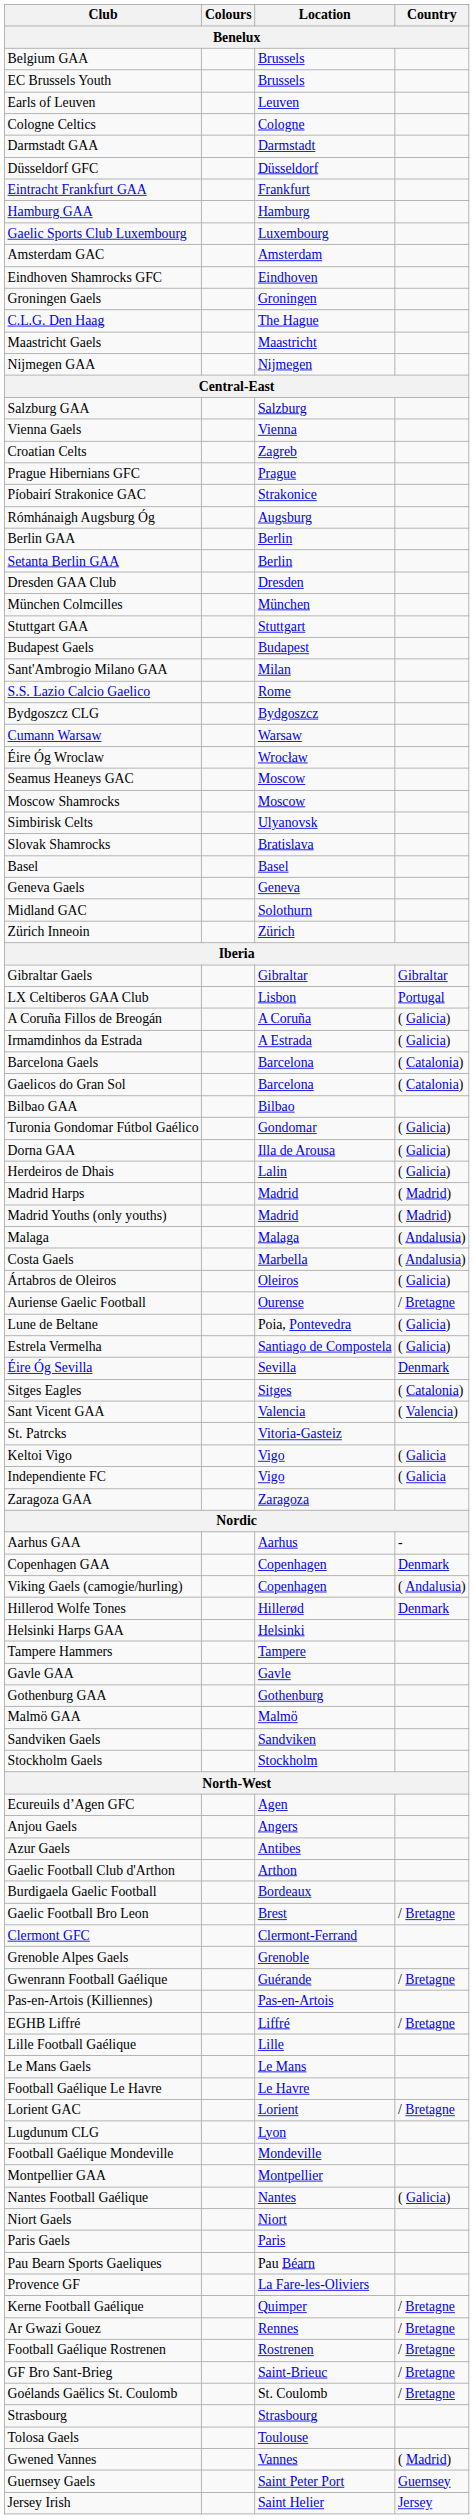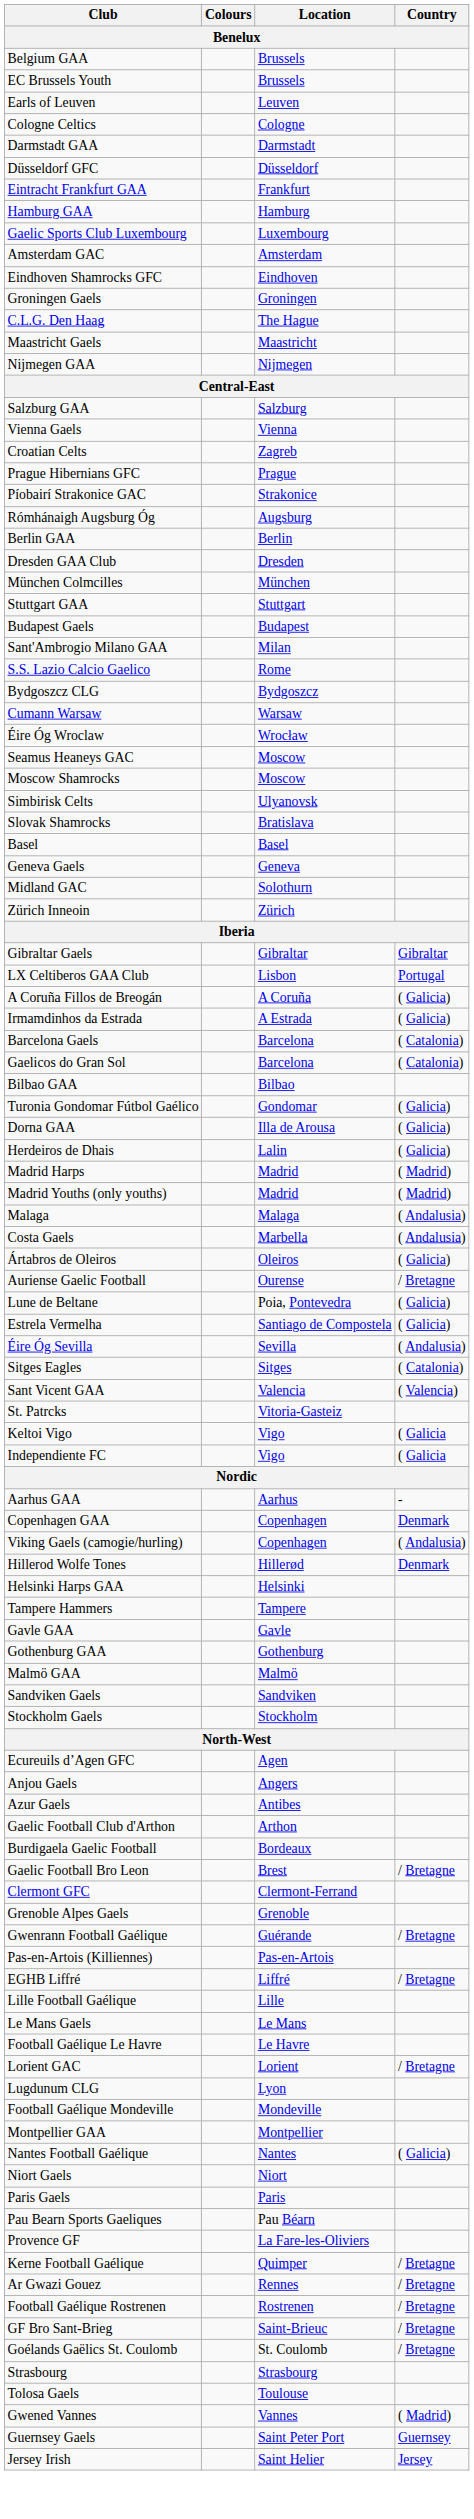- row: (63, 560)
(424, 1368) Denmark -> (432, 1346) ( Andalusia)
- row: (50, 1499)
